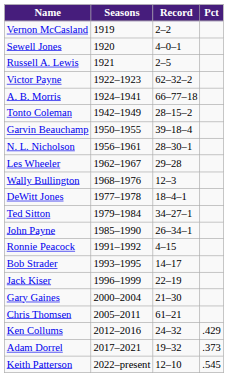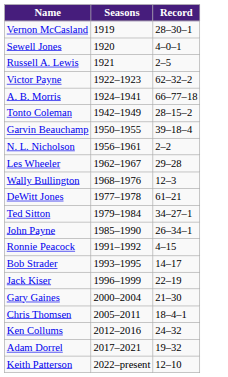- column: (212, 12)
(163, 29) 2–2 -> (174, 29) 28–30–1
(174, 146) 28–30–1 -> (163, 146) 2–2
(171, 197) 18–4–1 -> (168, 197) 61–21
(168, 314) 61–21 -> (171, 314) 18–4–1
